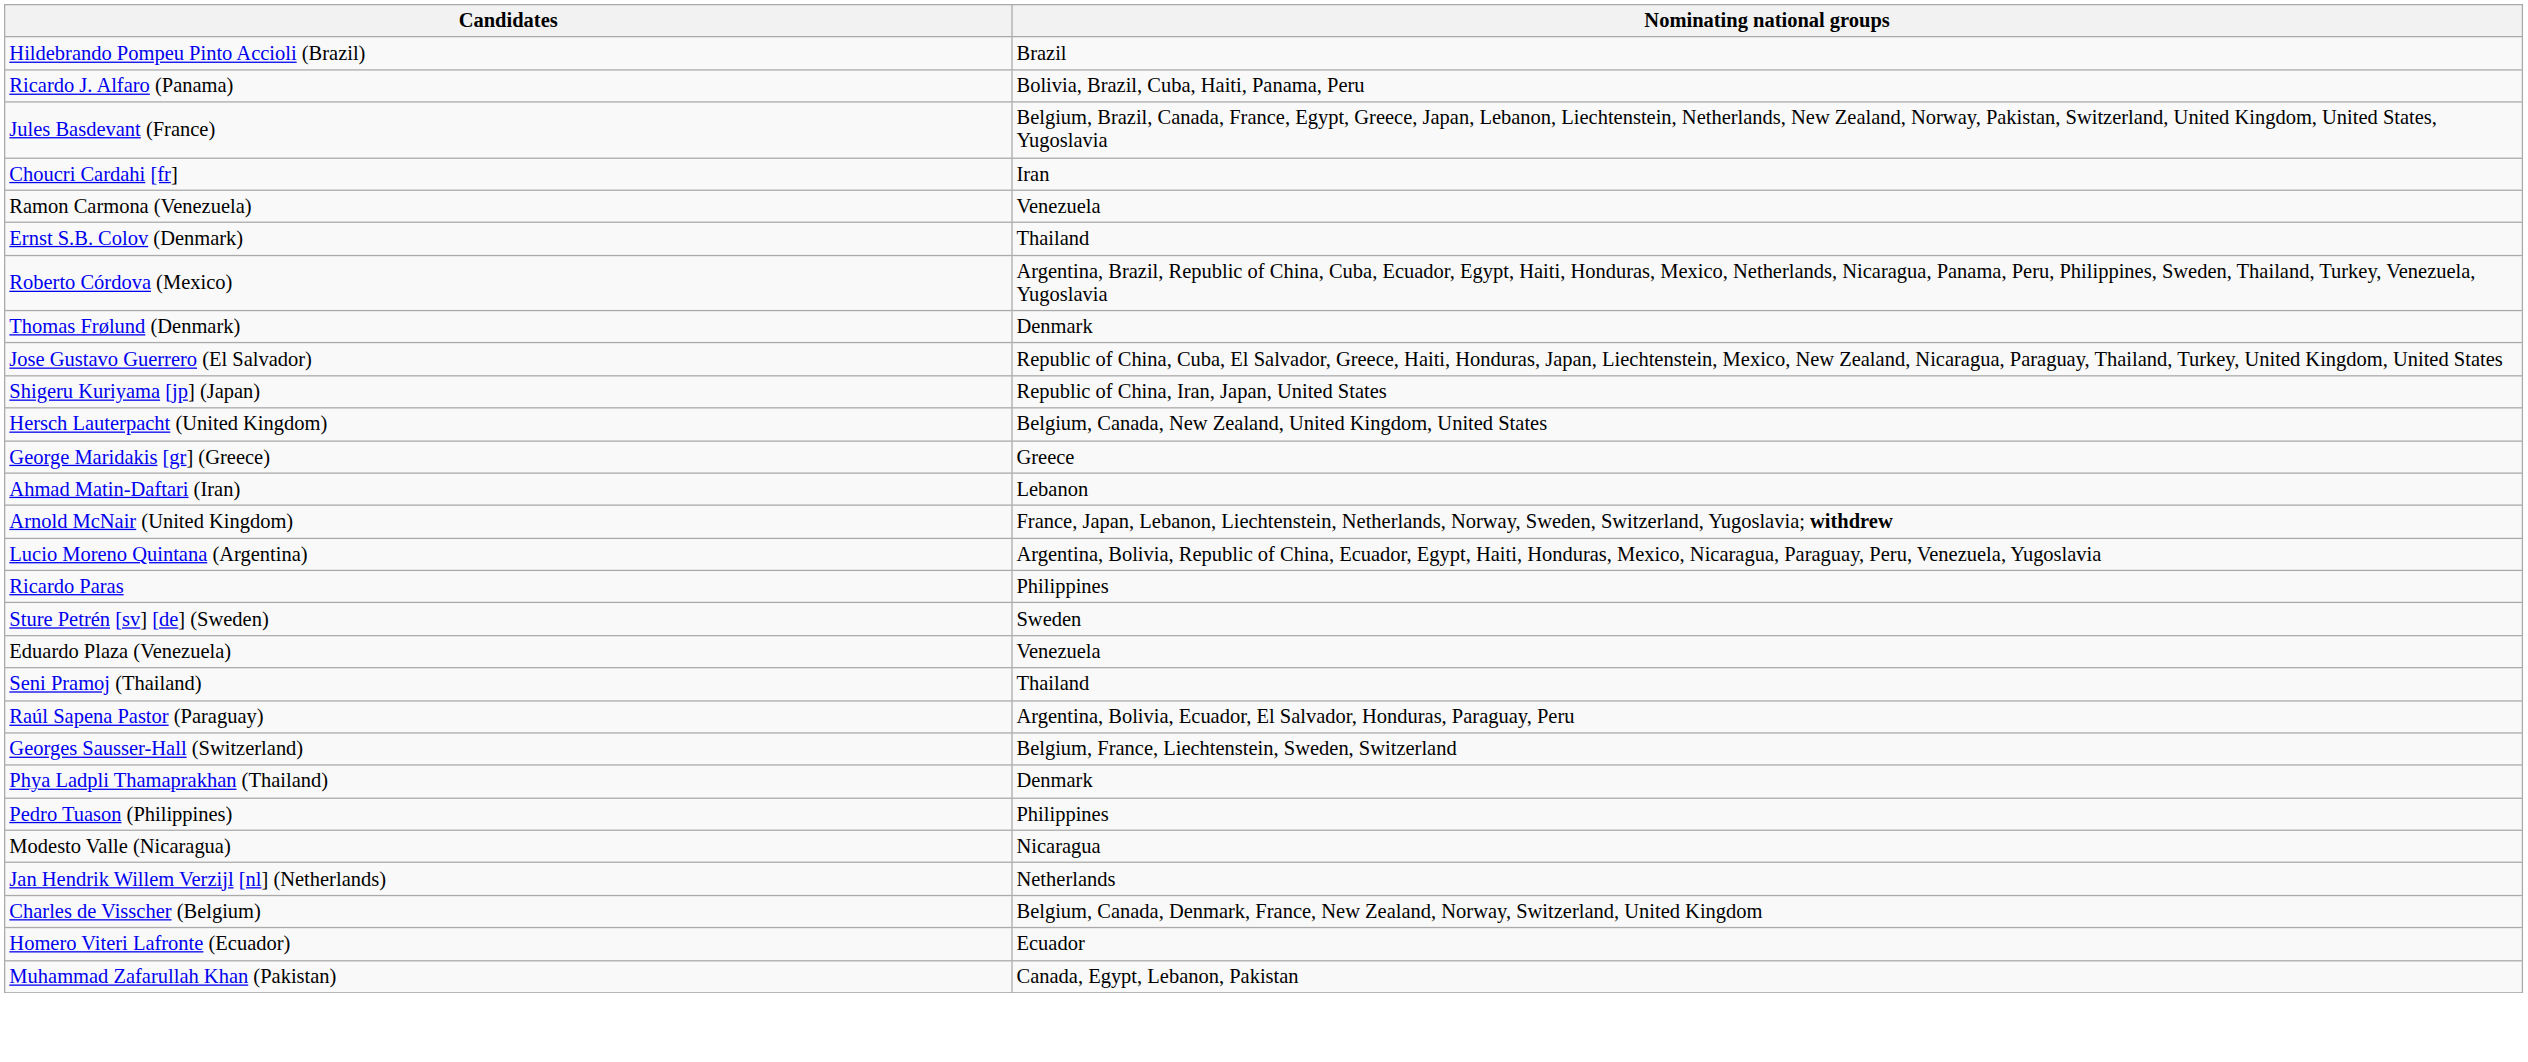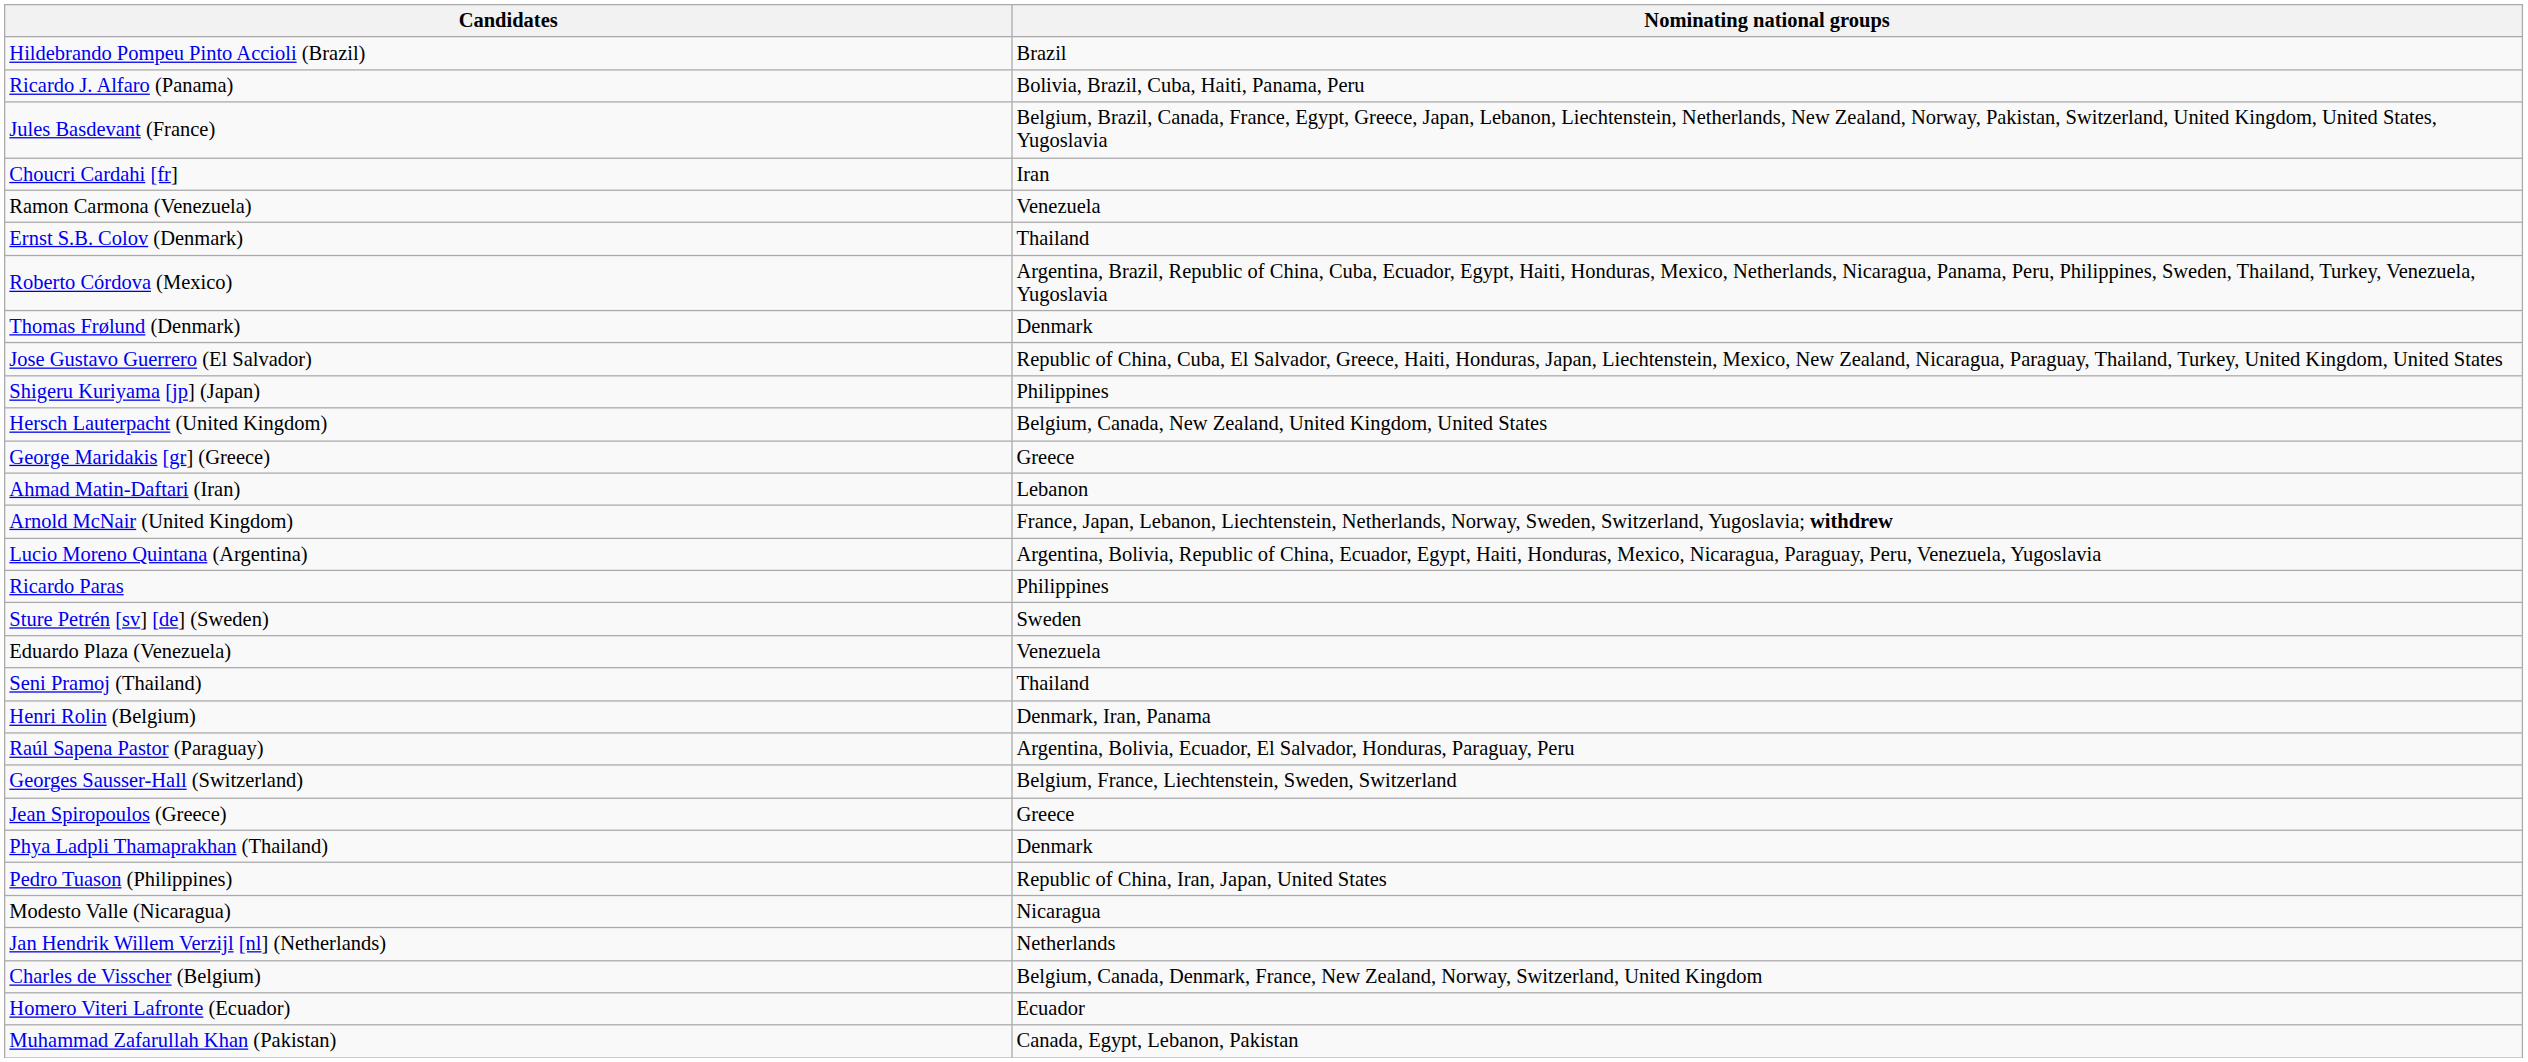(1202, 391) Republic of China, Iran, Japan, United States -> (1063, 391) Philippines
+ row: (103, 716)
+ row: (118, 813)
(1063, 813) Philippines -> (1202, 878) Republic of China, Iran, Japan, United States
